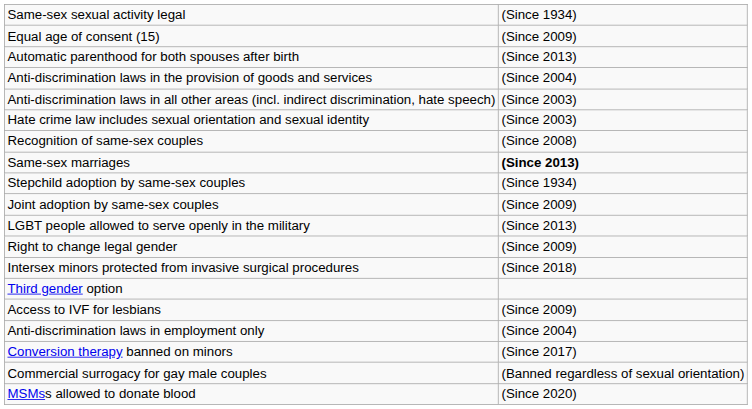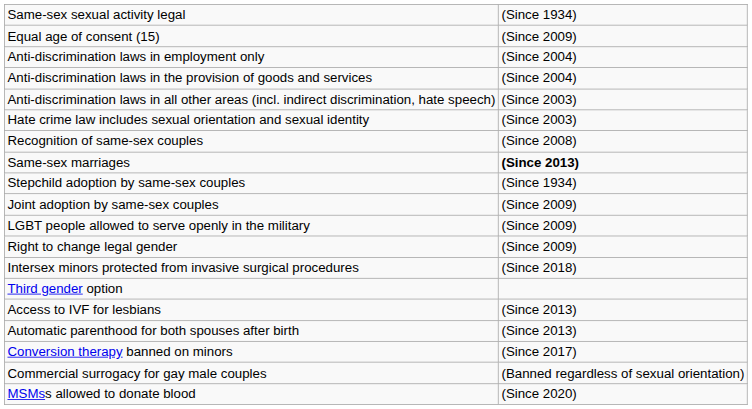rows swapped: (136, 330) <-> (153, 57)
(539, 225) (Since 2013) -> (539, 225) (Since 2009)
(539, 309) (Since 2009) -> (539, 309) (Since 2013)
